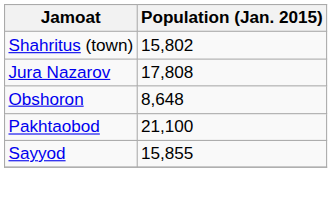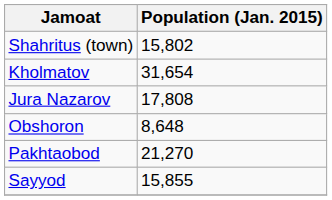+ row: (49, 72)
(167, 126) 21,100 -> (167, 153) 21,270
